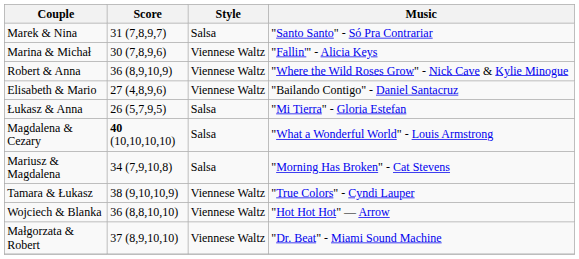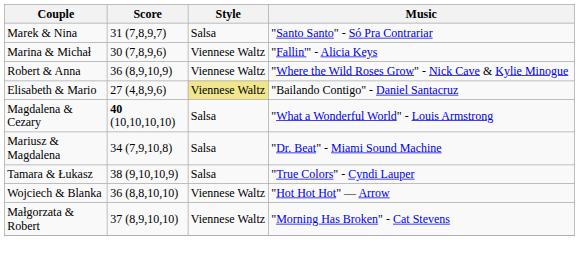(228, 90) no background -> (228, 90) khaki background
- row: (45, 109)
(361, 167) "Morning Has Broken" - Cat Stevens -> (356, 148) "Dr. Beat" - Miami Sound Machine
(228, 193) Viennese Waltz -> (203, 174) Salsa
(356, 238) "Dr. Beat" - Miami Sound Machine -> (361, 219) "Morning Has Broken" - Cat Stevens
